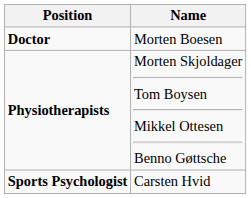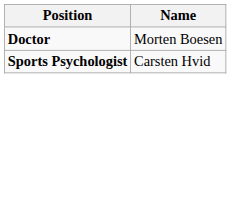- row: (59, 110)
